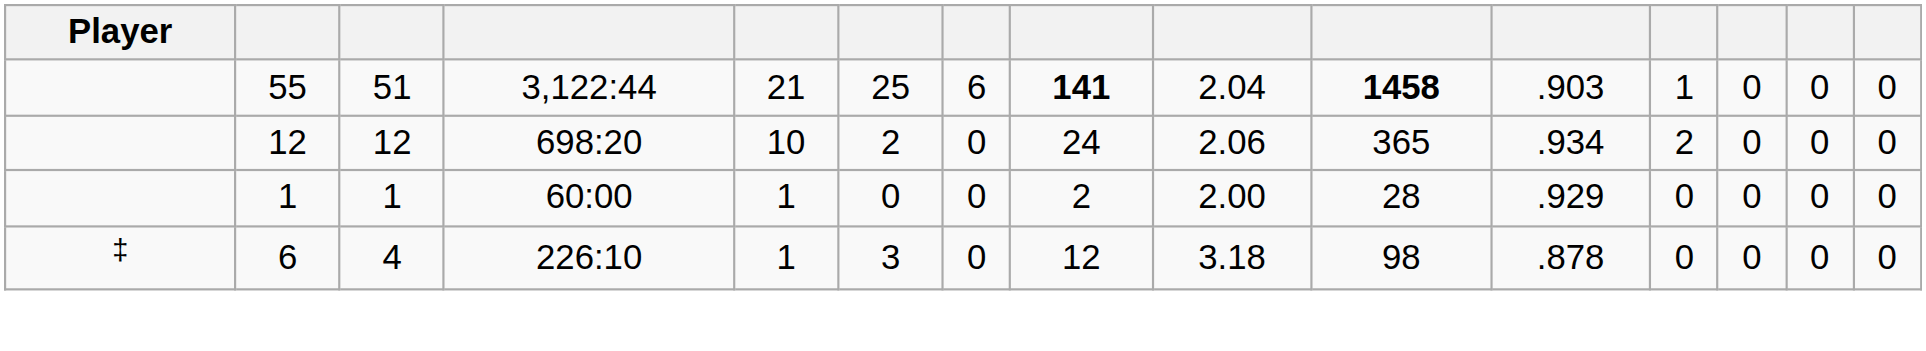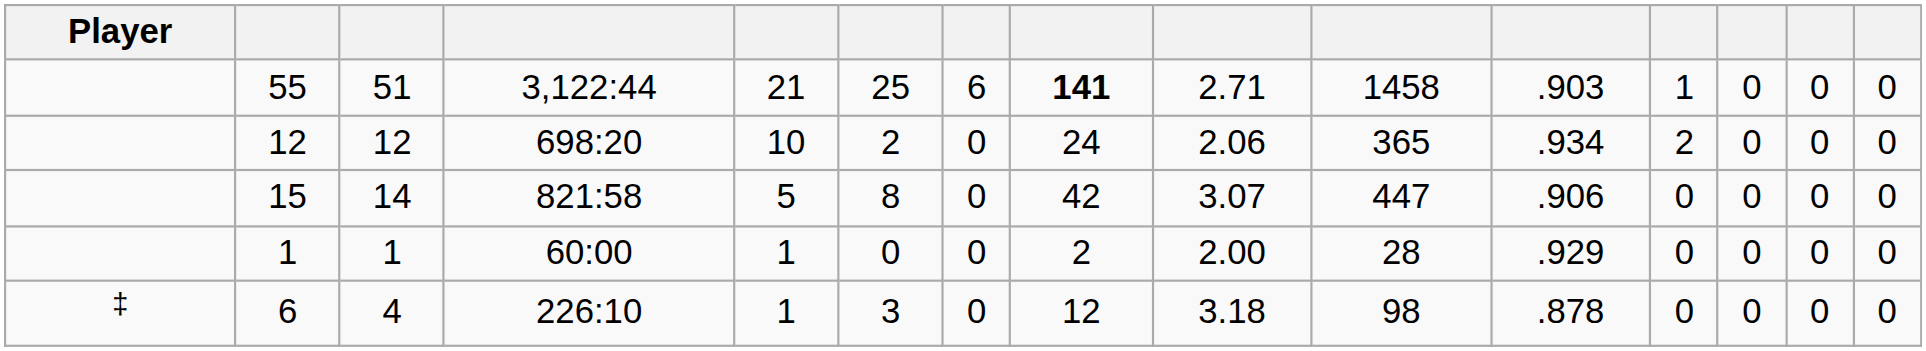(1232, 87) 2.04 -> (1232, 87) 2.71
(1401, 87) bold -> (1401, 87) normal
+ row: (288, 197)
